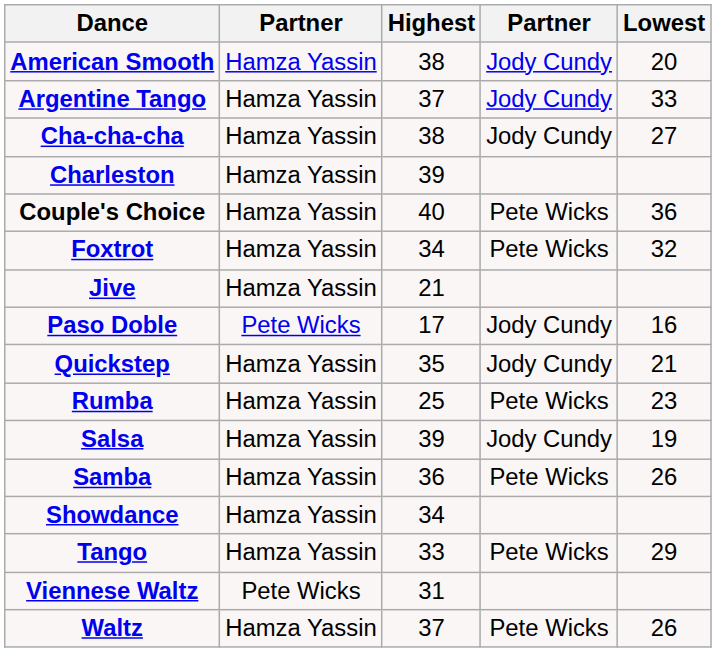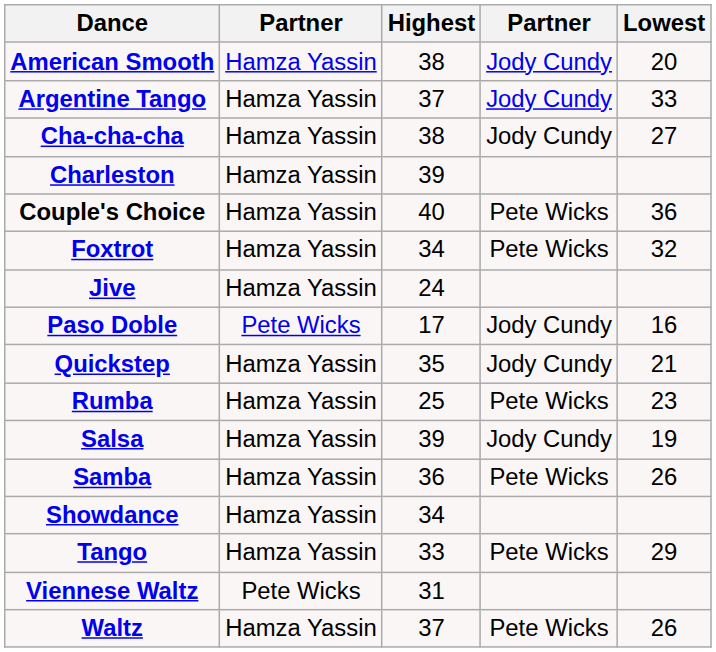(431, 288) 21 -> (431, 288) 24
